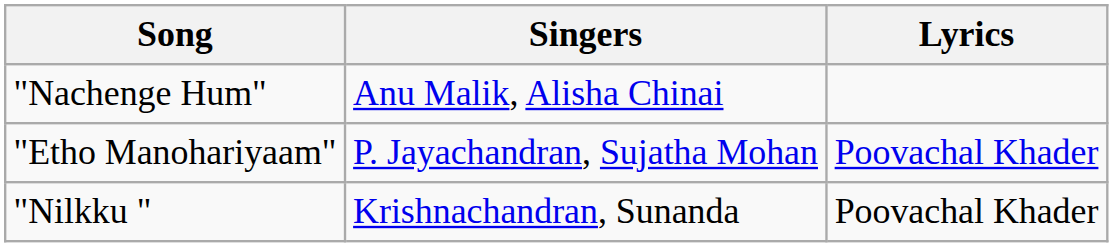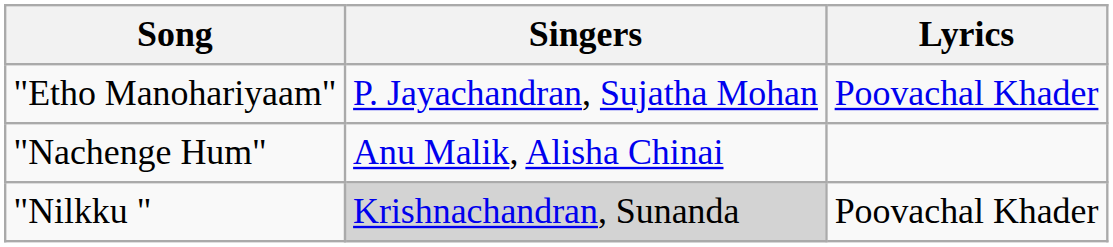rows swapped: (175, 152) <-> (140, 93)
(546, 211) no background -> (546, 211) lightgrey background
